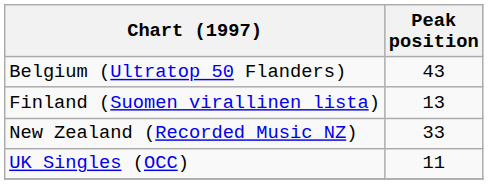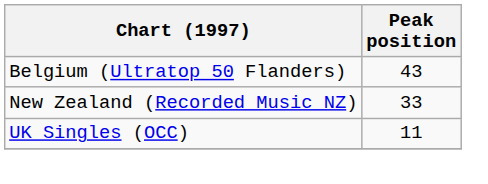- row: (195, 103)
